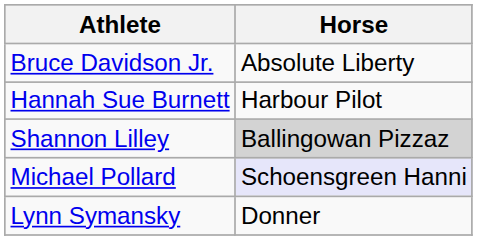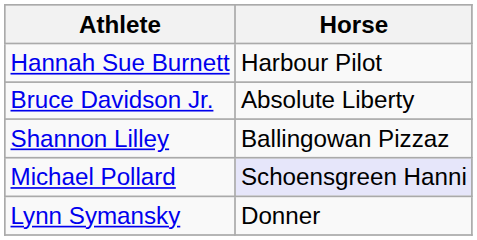rows swapped: (120, 101) <-> (112, 63)
(345, 139) lightgrey background -> (345, 139) no background
